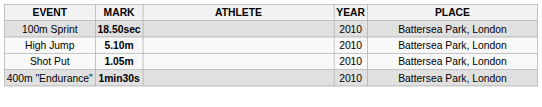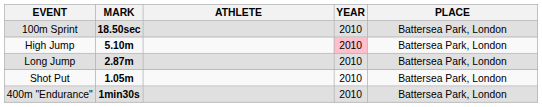(351, 45) no background -> (351, 45) pink background
+ row: (50, 62)
